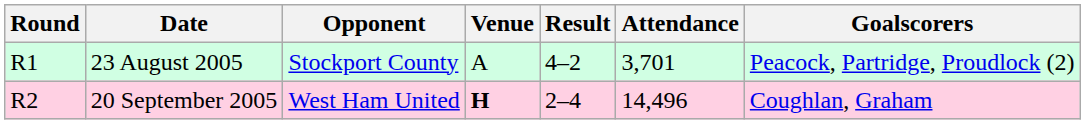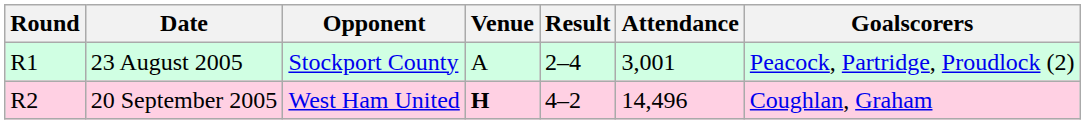(563, 61) 4–2 -> (563, 61) 2–4
(648, 61) 3,701 -> (648, 61) 3,001
(563, 99) 2–4 -> (563, 99) 4–2
